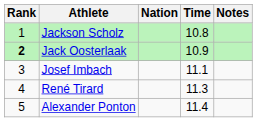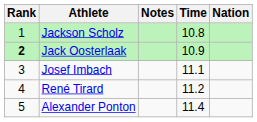columns swapped: (160, 13) <-> (233, 13)
(197, 88) 11.3 -> (193, 88) 11.2
